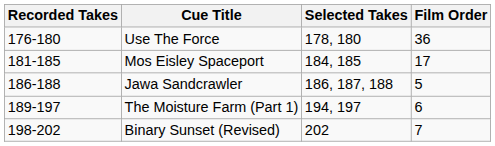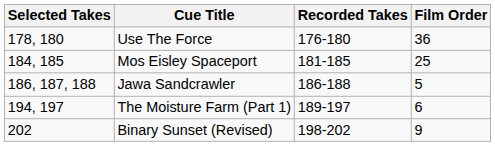columns swapped: (63, 15) <-> (356, 15)
(423, 61) 17 -> (423, 61) 25
(419, 130) 7 -> (419, 130) 9
